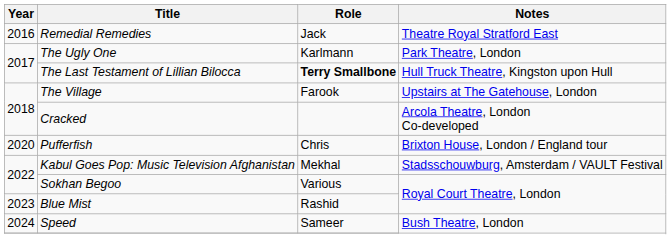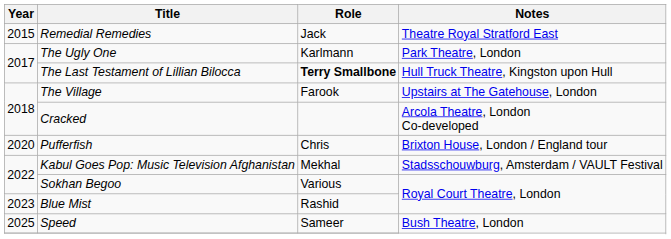(21, 33) 2016 -> (21, 33) 2015
(21, 223) 2024 -> (21, 223) 2025
